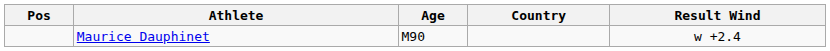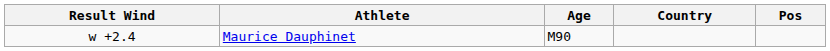columns swapped: (39, 15) <-> (717, 15)
